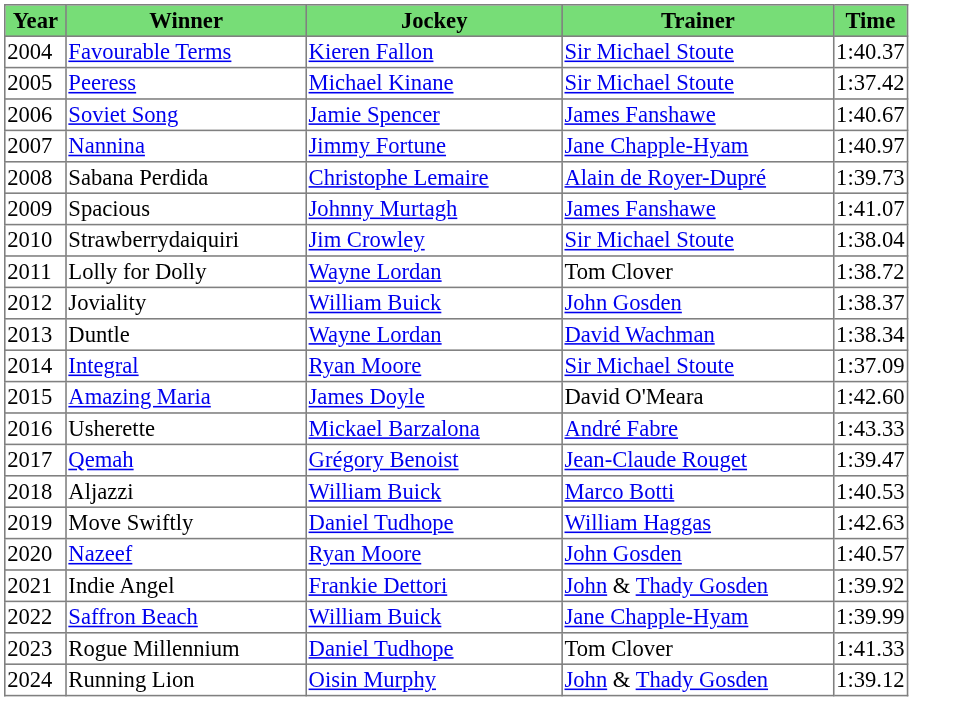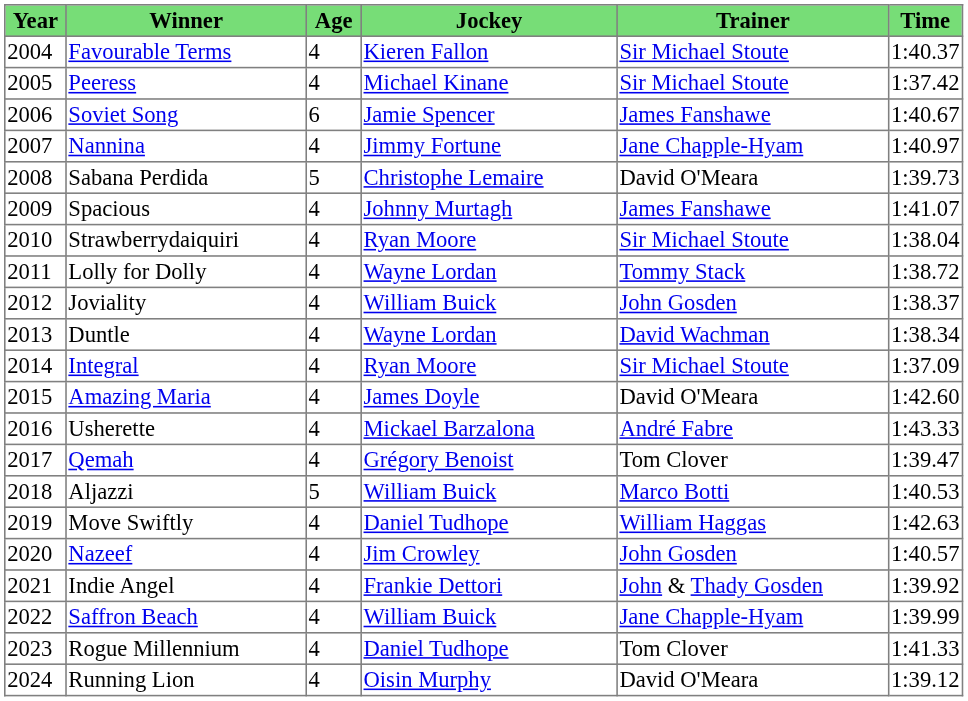+ column: (334, 20)
(665, 177) Alain de Royer-Dupré -> (689, 177) David O'Meara
(367, 240) Jim Crowley -> (420, 240) Ryan Moore
(619, 271) Tom Clover -> (682, 271) Tommy Stack
(656, 459) Jean-Claude Rouget -> (674, 459) Tom Clover
(365, 554) Ryan Moore -> (422, 554) Jim Crowley
(666, 679) John & Thady Gosden -> (689, 679) David O'Meara
